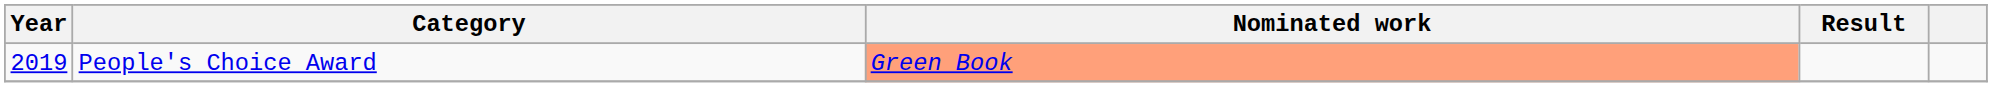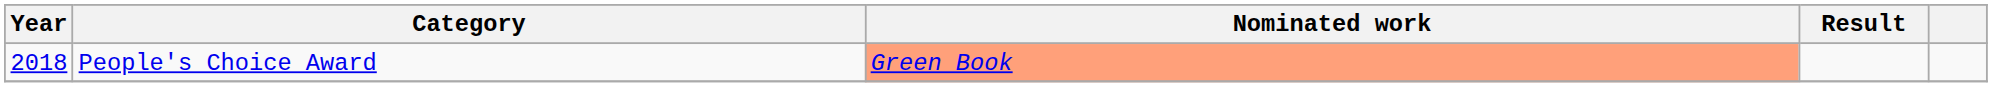(39, 63) 2019 -> (39, 63) 2018
